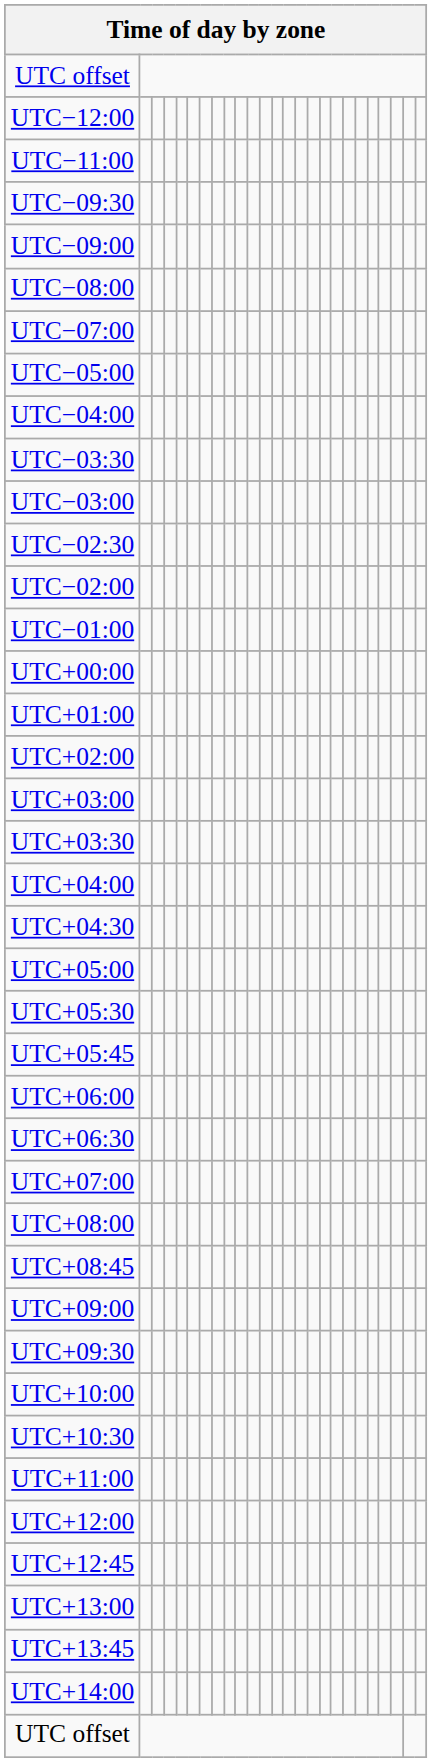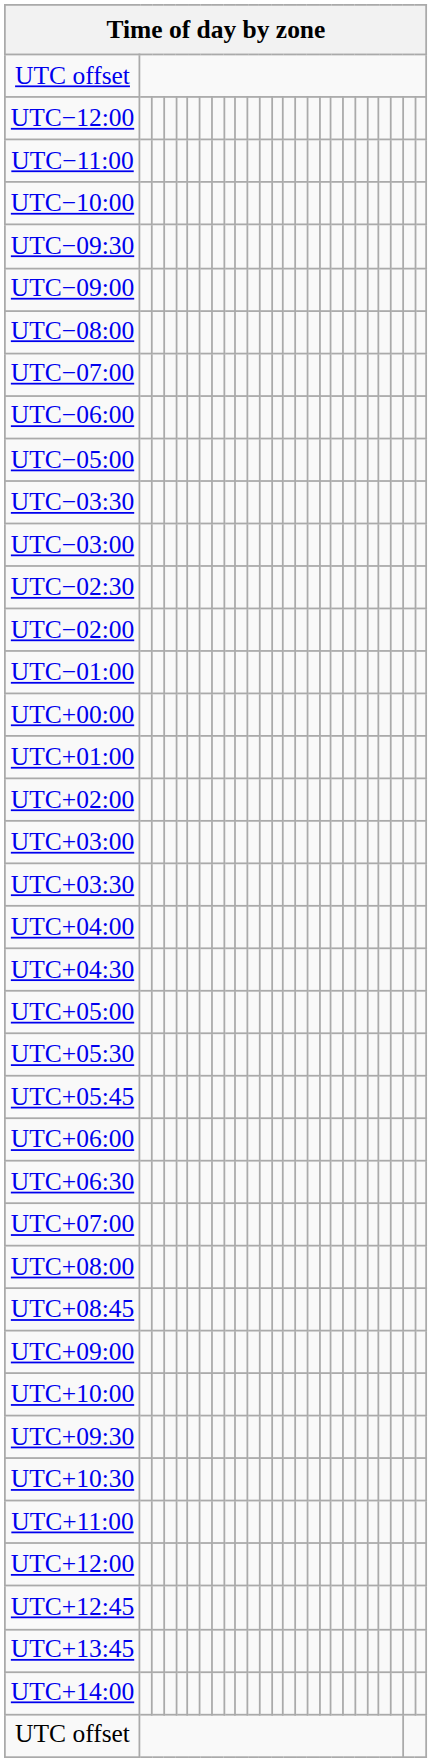+ row: (73, 203)
+ row: (73, 416)
- row: (73, 416)
rows swapped: (73, 1352) <-> (73, 1394)
- row: (73, 1607)
